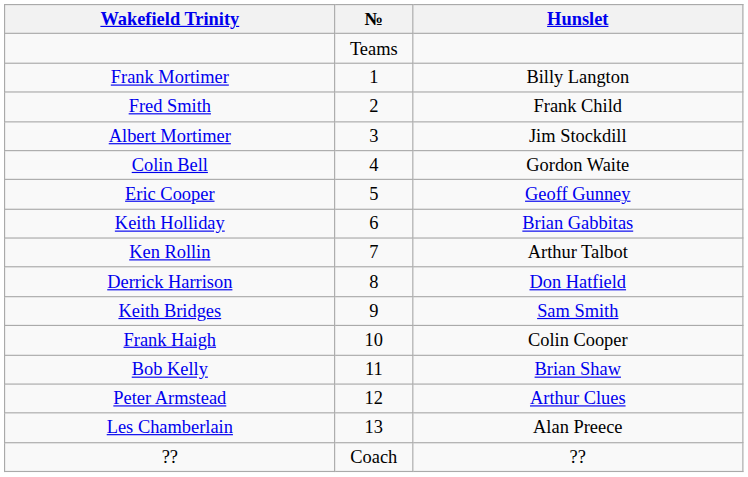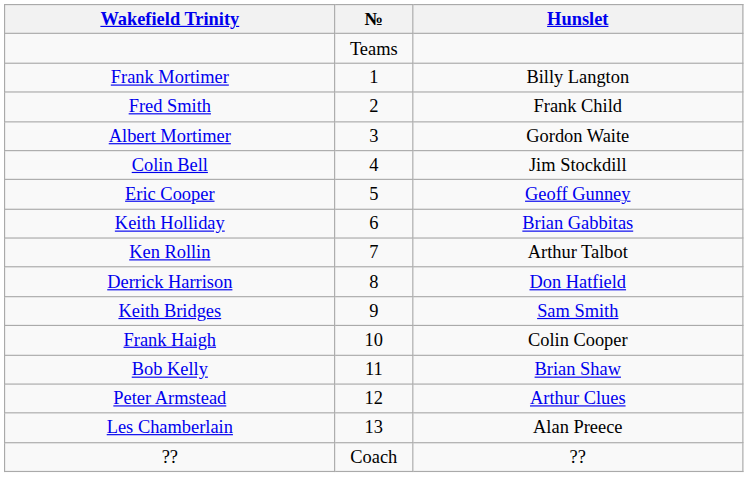(578, 135) Jim Stockdill -> (578, 135) Gordon Waite
(578, 164) Gordon Waite -> (578, 164) Jim Stockdill
